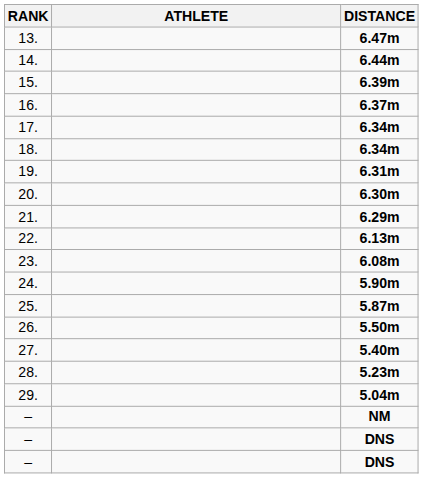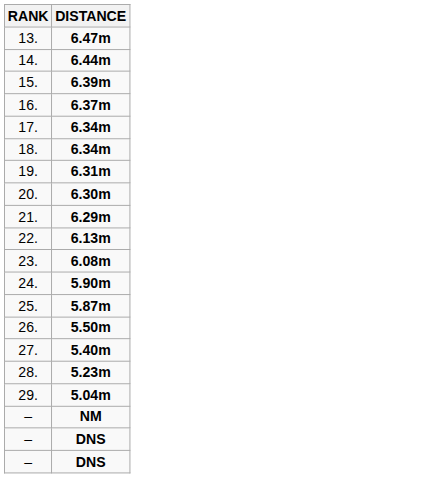- column: (196, 16)
